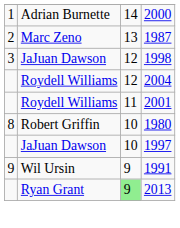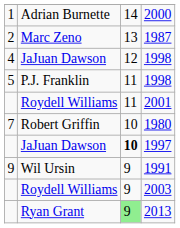(11, 59) 3 -> (11, 59) 4
- row: (69, 80)
+ row: (55, 80)
(11, 124) 8 -> (11, 124) 7
(131, 146) normal -> (131, 146) bold
+ row: (69, 189)
